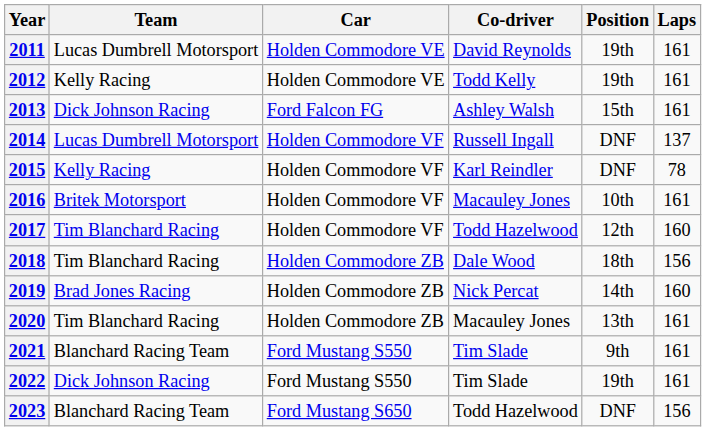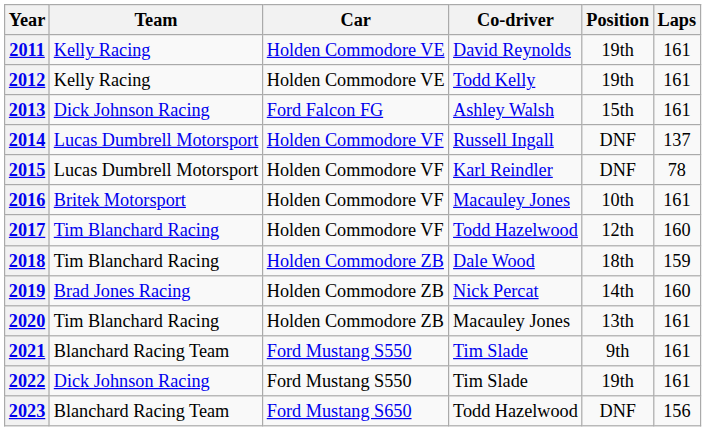(156, 49) Lucas Dumbrell Motorsport -> (102, 49) Kelly Racing
(102, 170) Kelly Racing -> (156, 170) Lucas Dumbrell Motorsport
(677, 260) 156 -> (677, 260) 159
